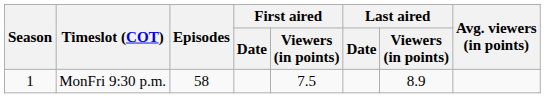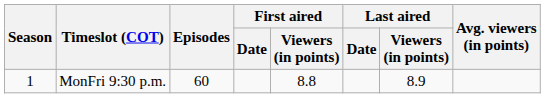(201, 81) 58 -> (201, 81) 60
(307, 81) 7.5 -> (307, 81) 8.8
